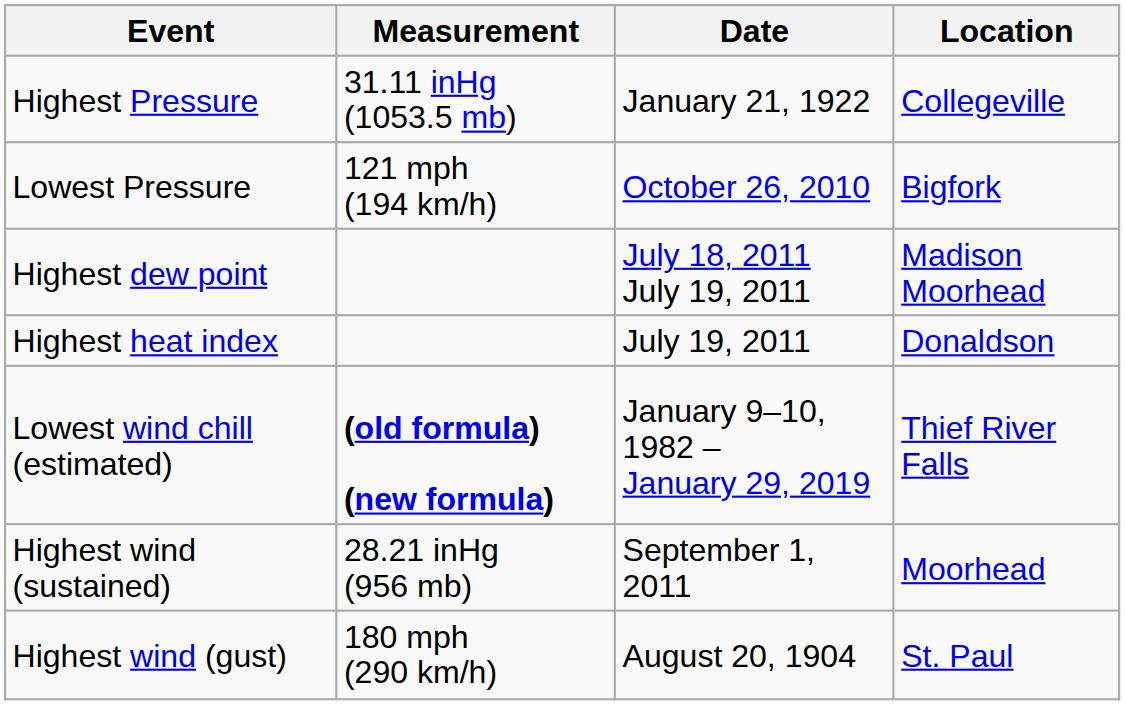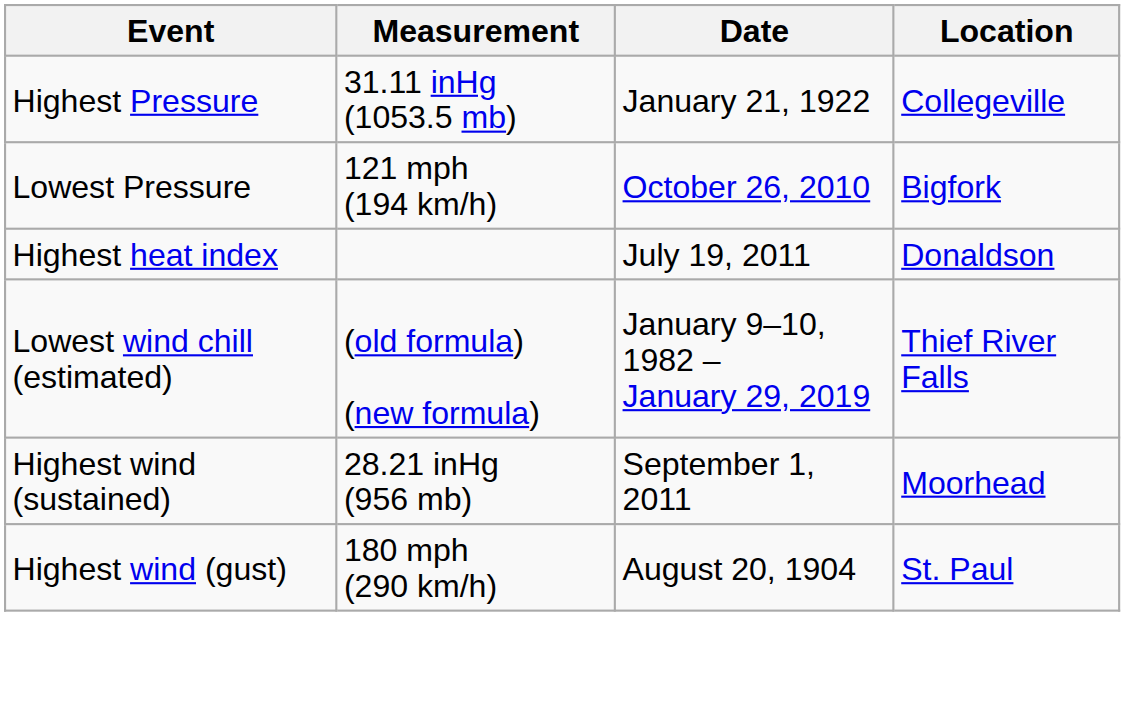- row: (140, 273)
(449, 464) bold -> (442, 377) normal
